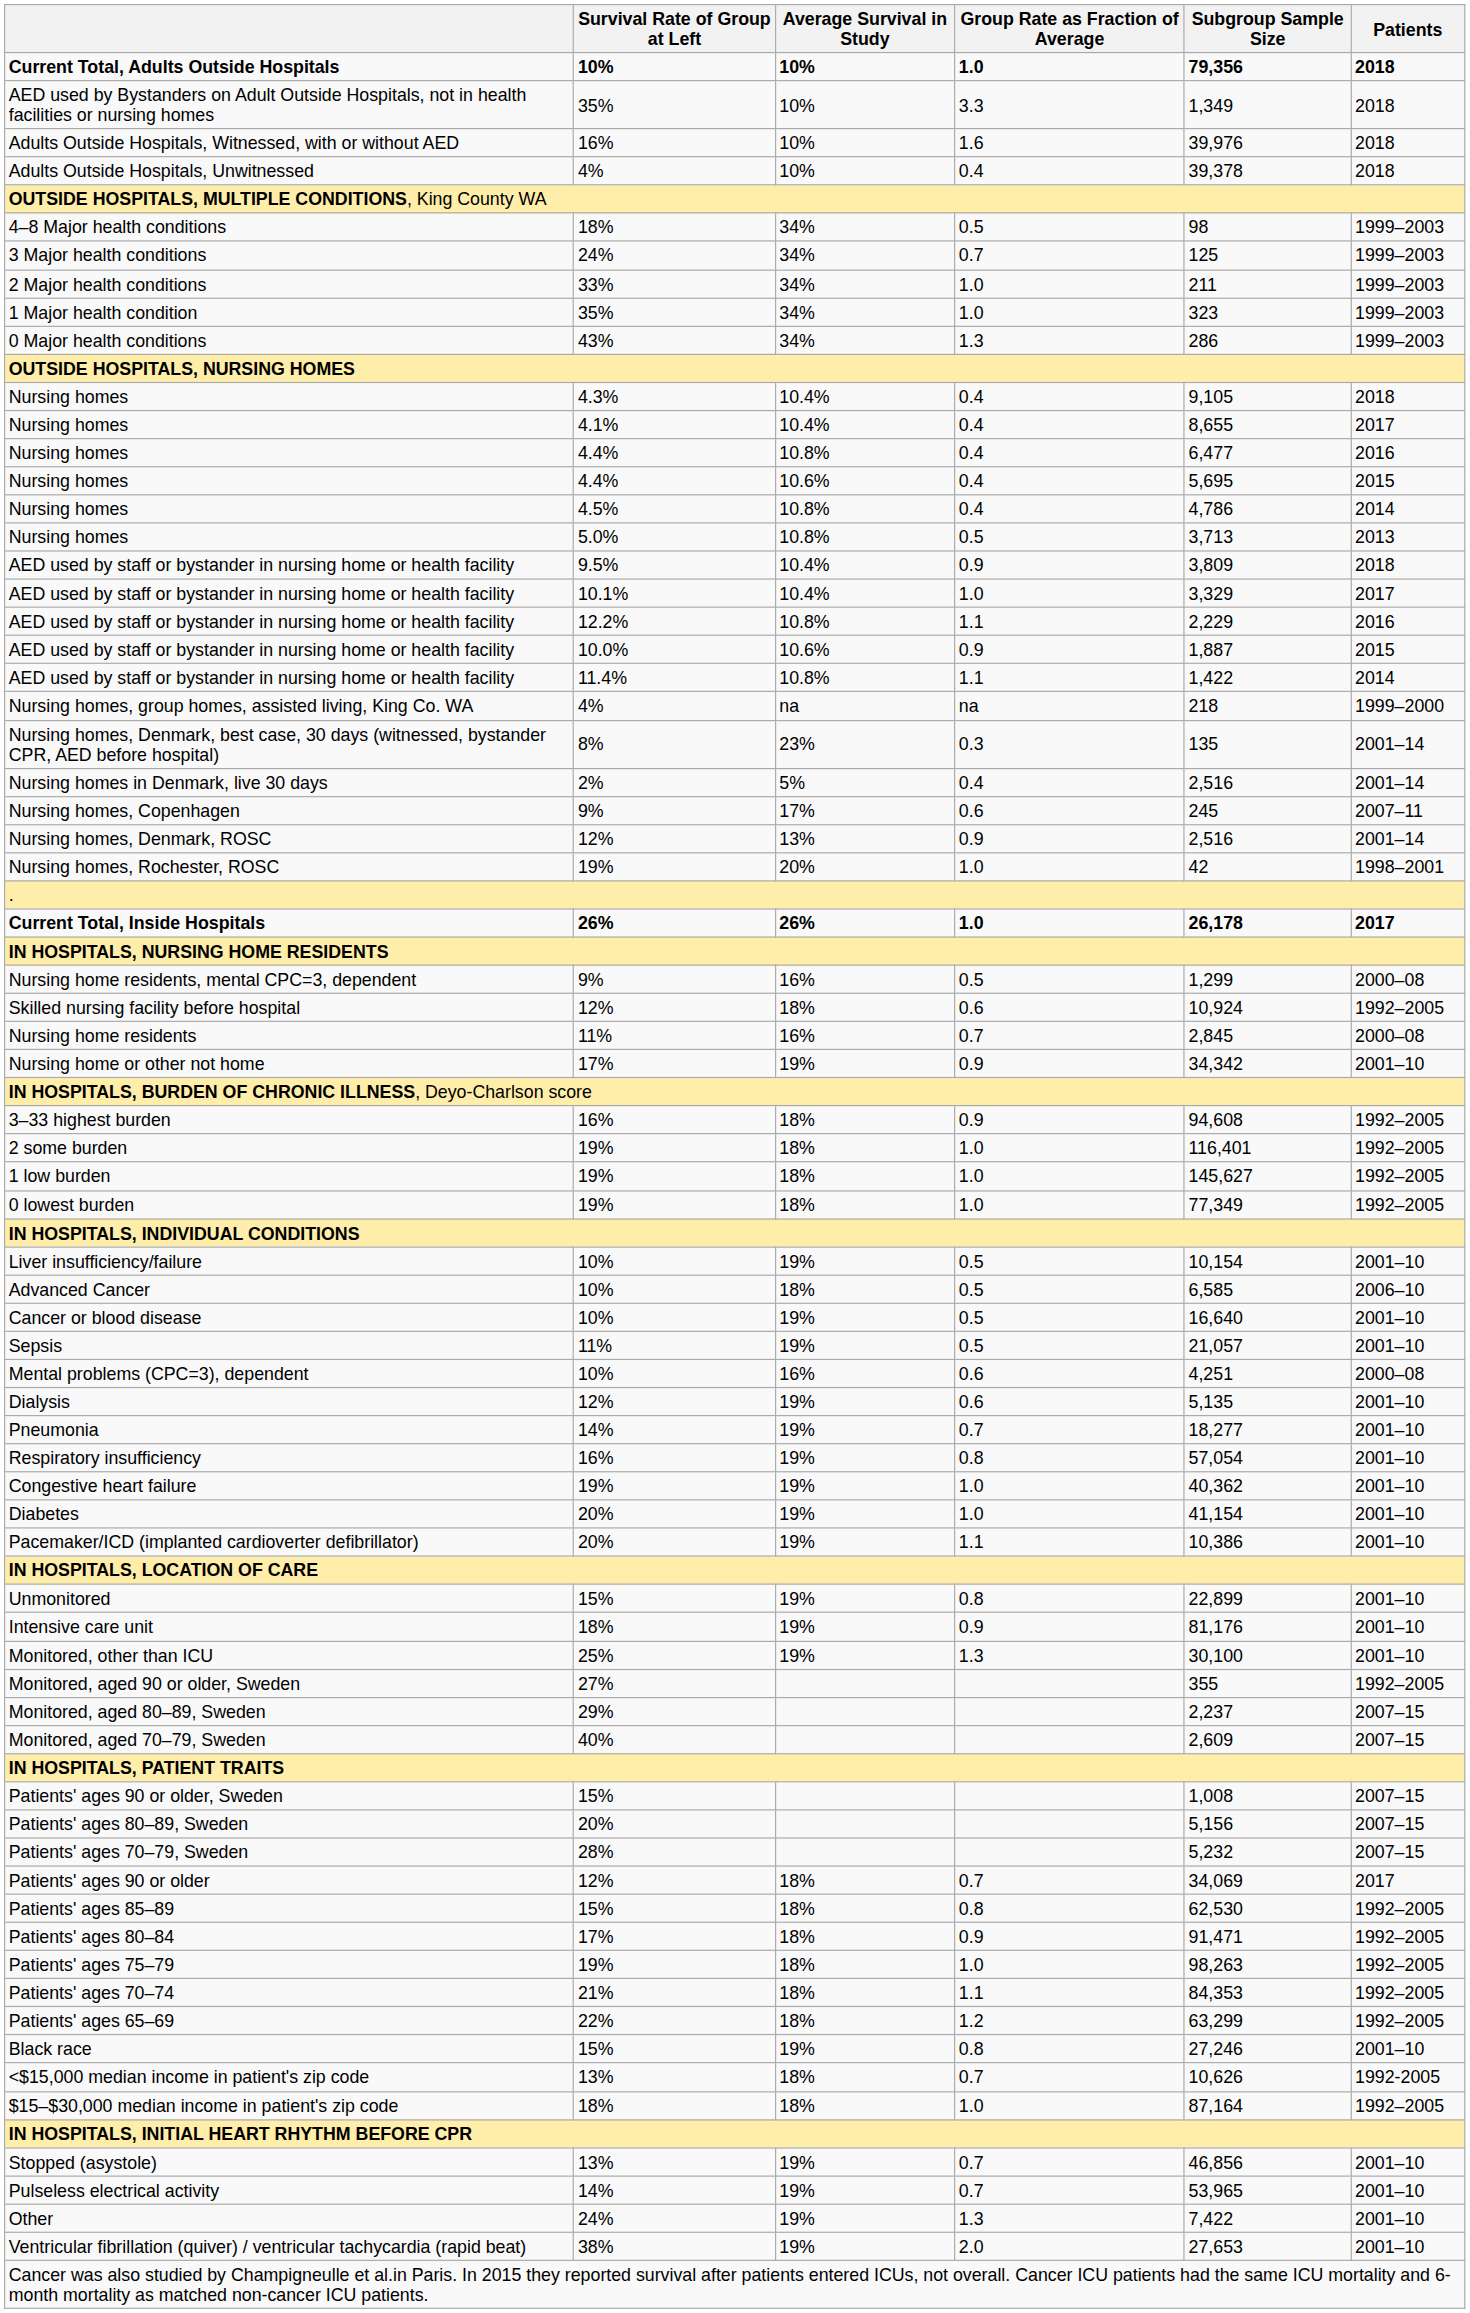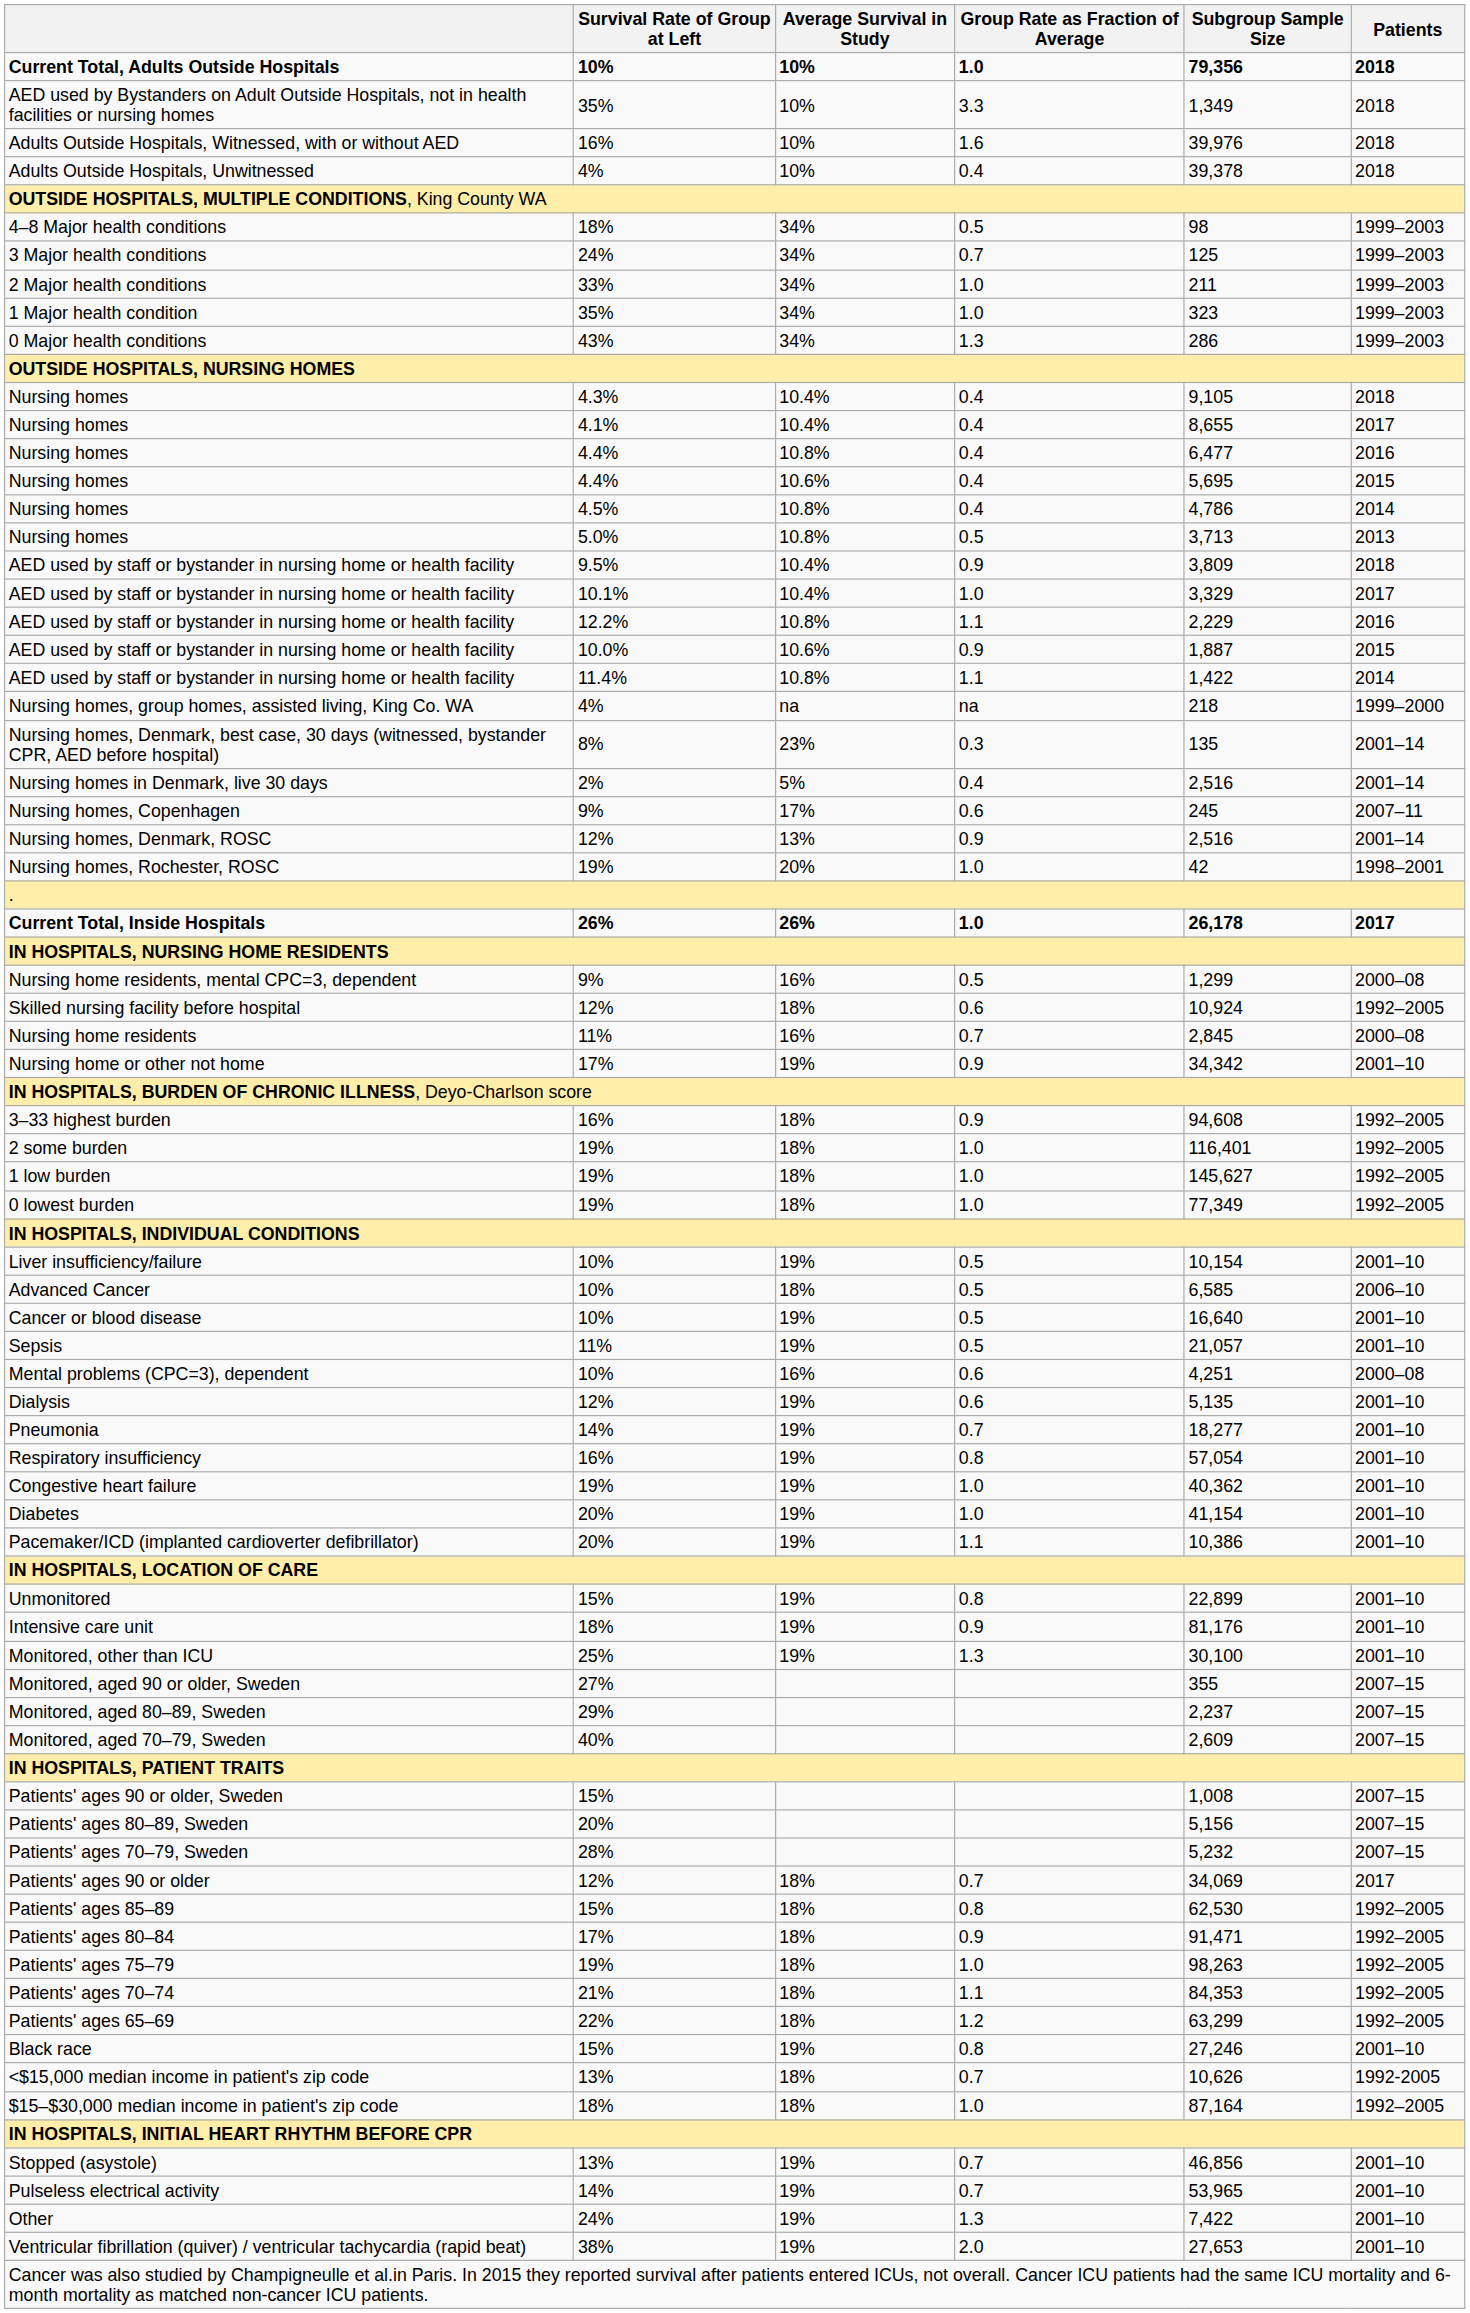(1400, 1683) 1992–2005 -> (1390, 1683) 2007–15
